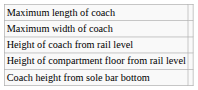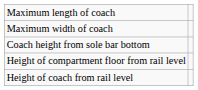rows swapped: (70, 45) <-> (78, 77)
